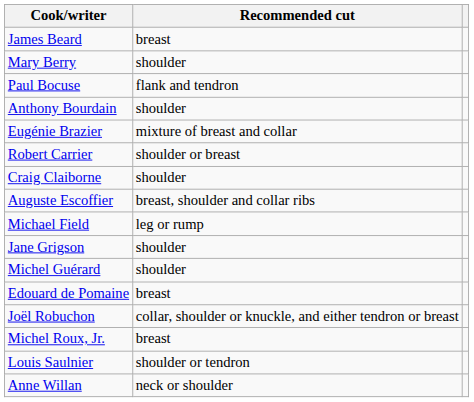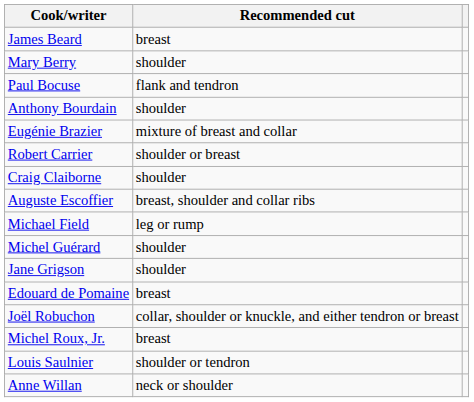rows swapped: (46, 246) <-> (54, 270)
